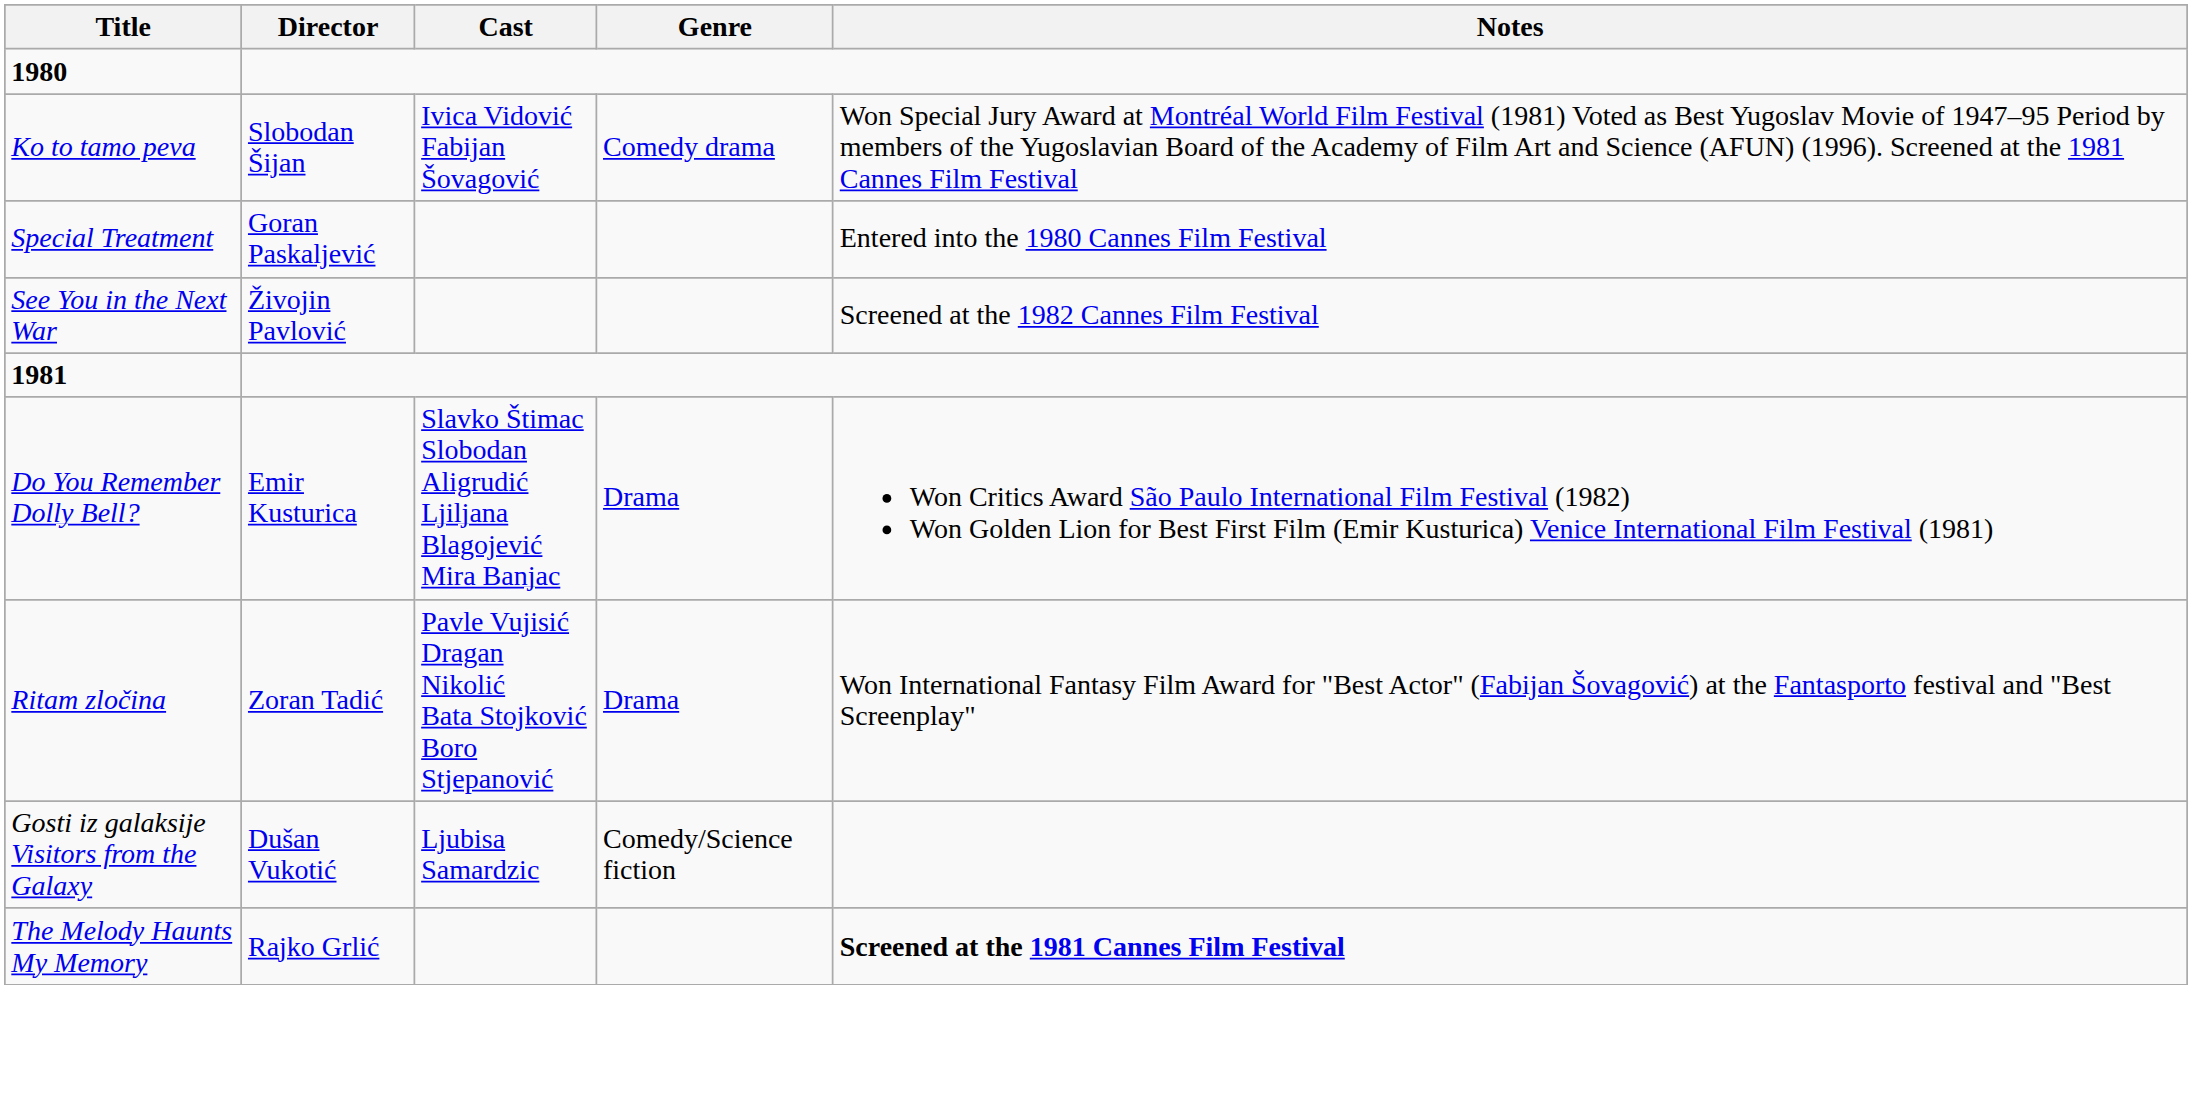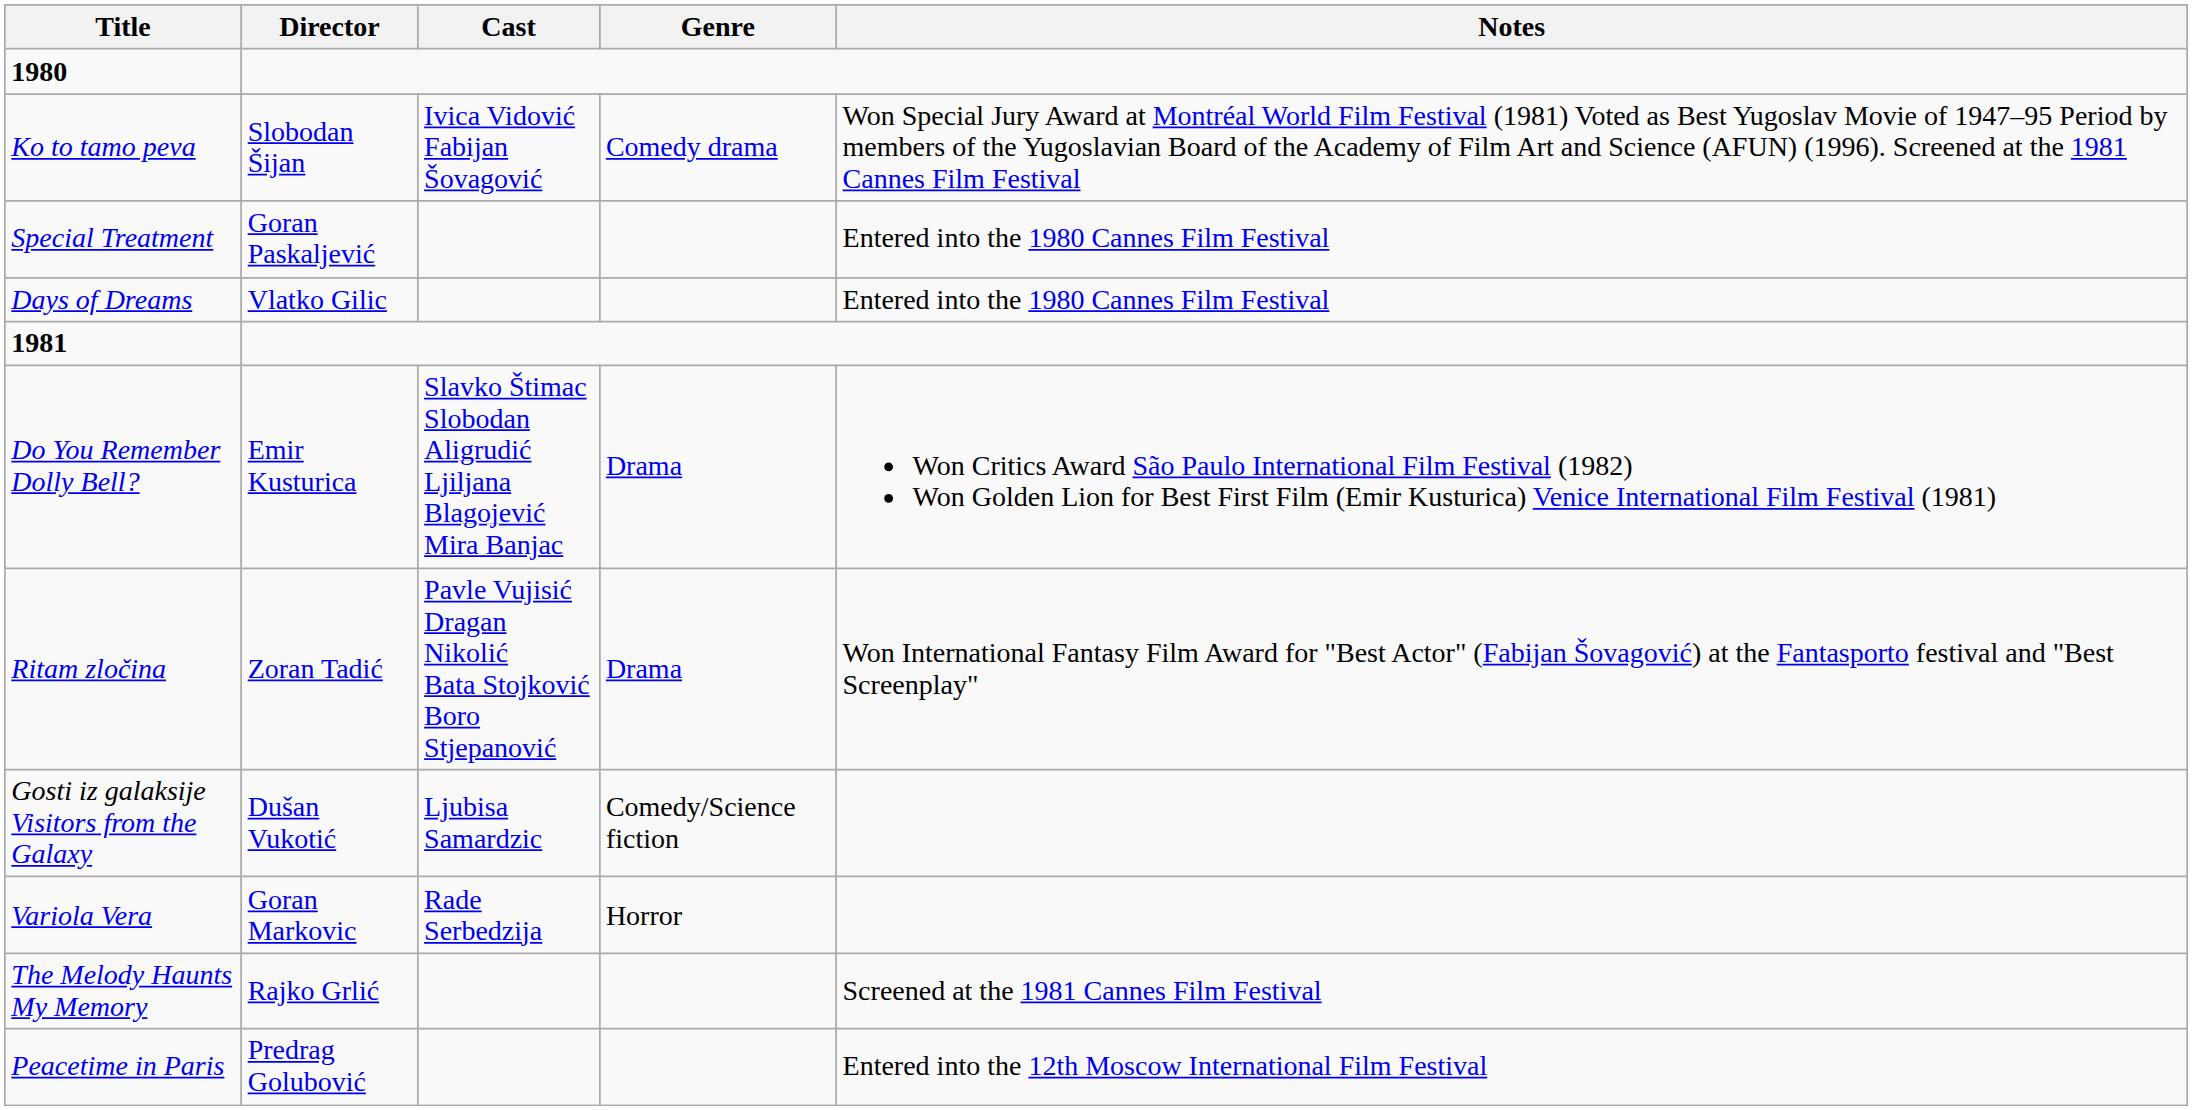+ row: (102, 298)
- row: (119, 314)
+ row: (82, 914)
(1092, 946) bold -> (1082, 990) normal
+ row: (118, 1066)
